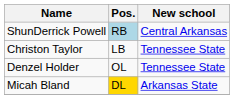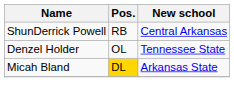(119, 31) lightblue background -> (119, 31) no background
- row: (45, 49)
